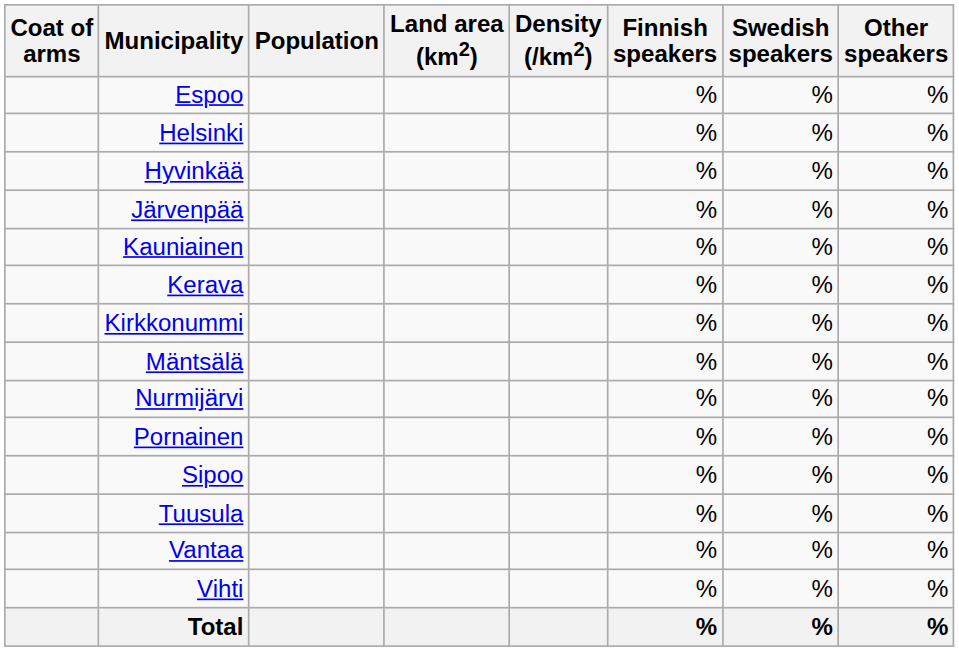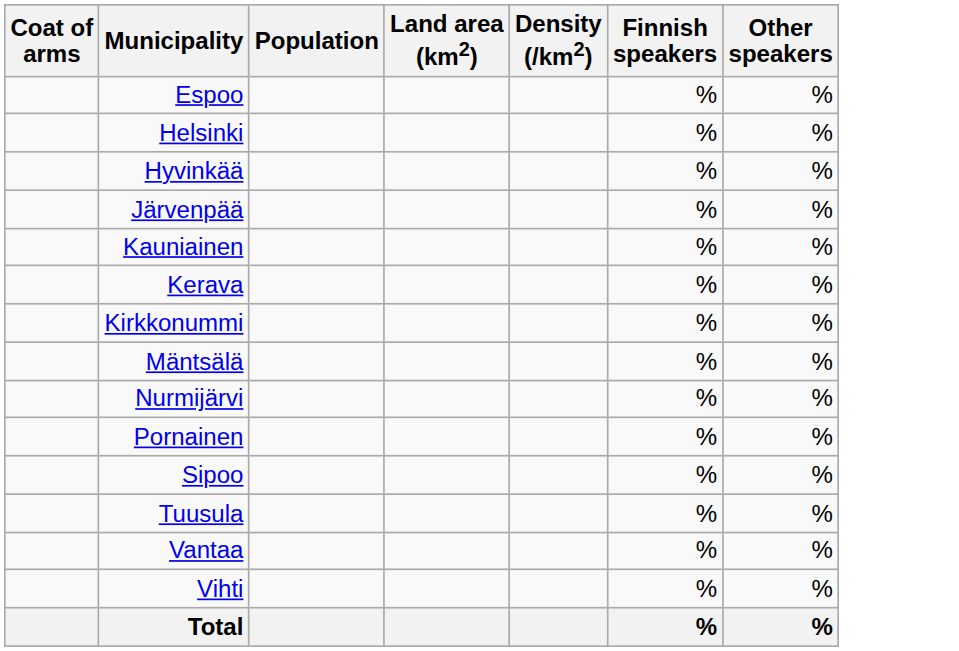- column: (781, 41)
